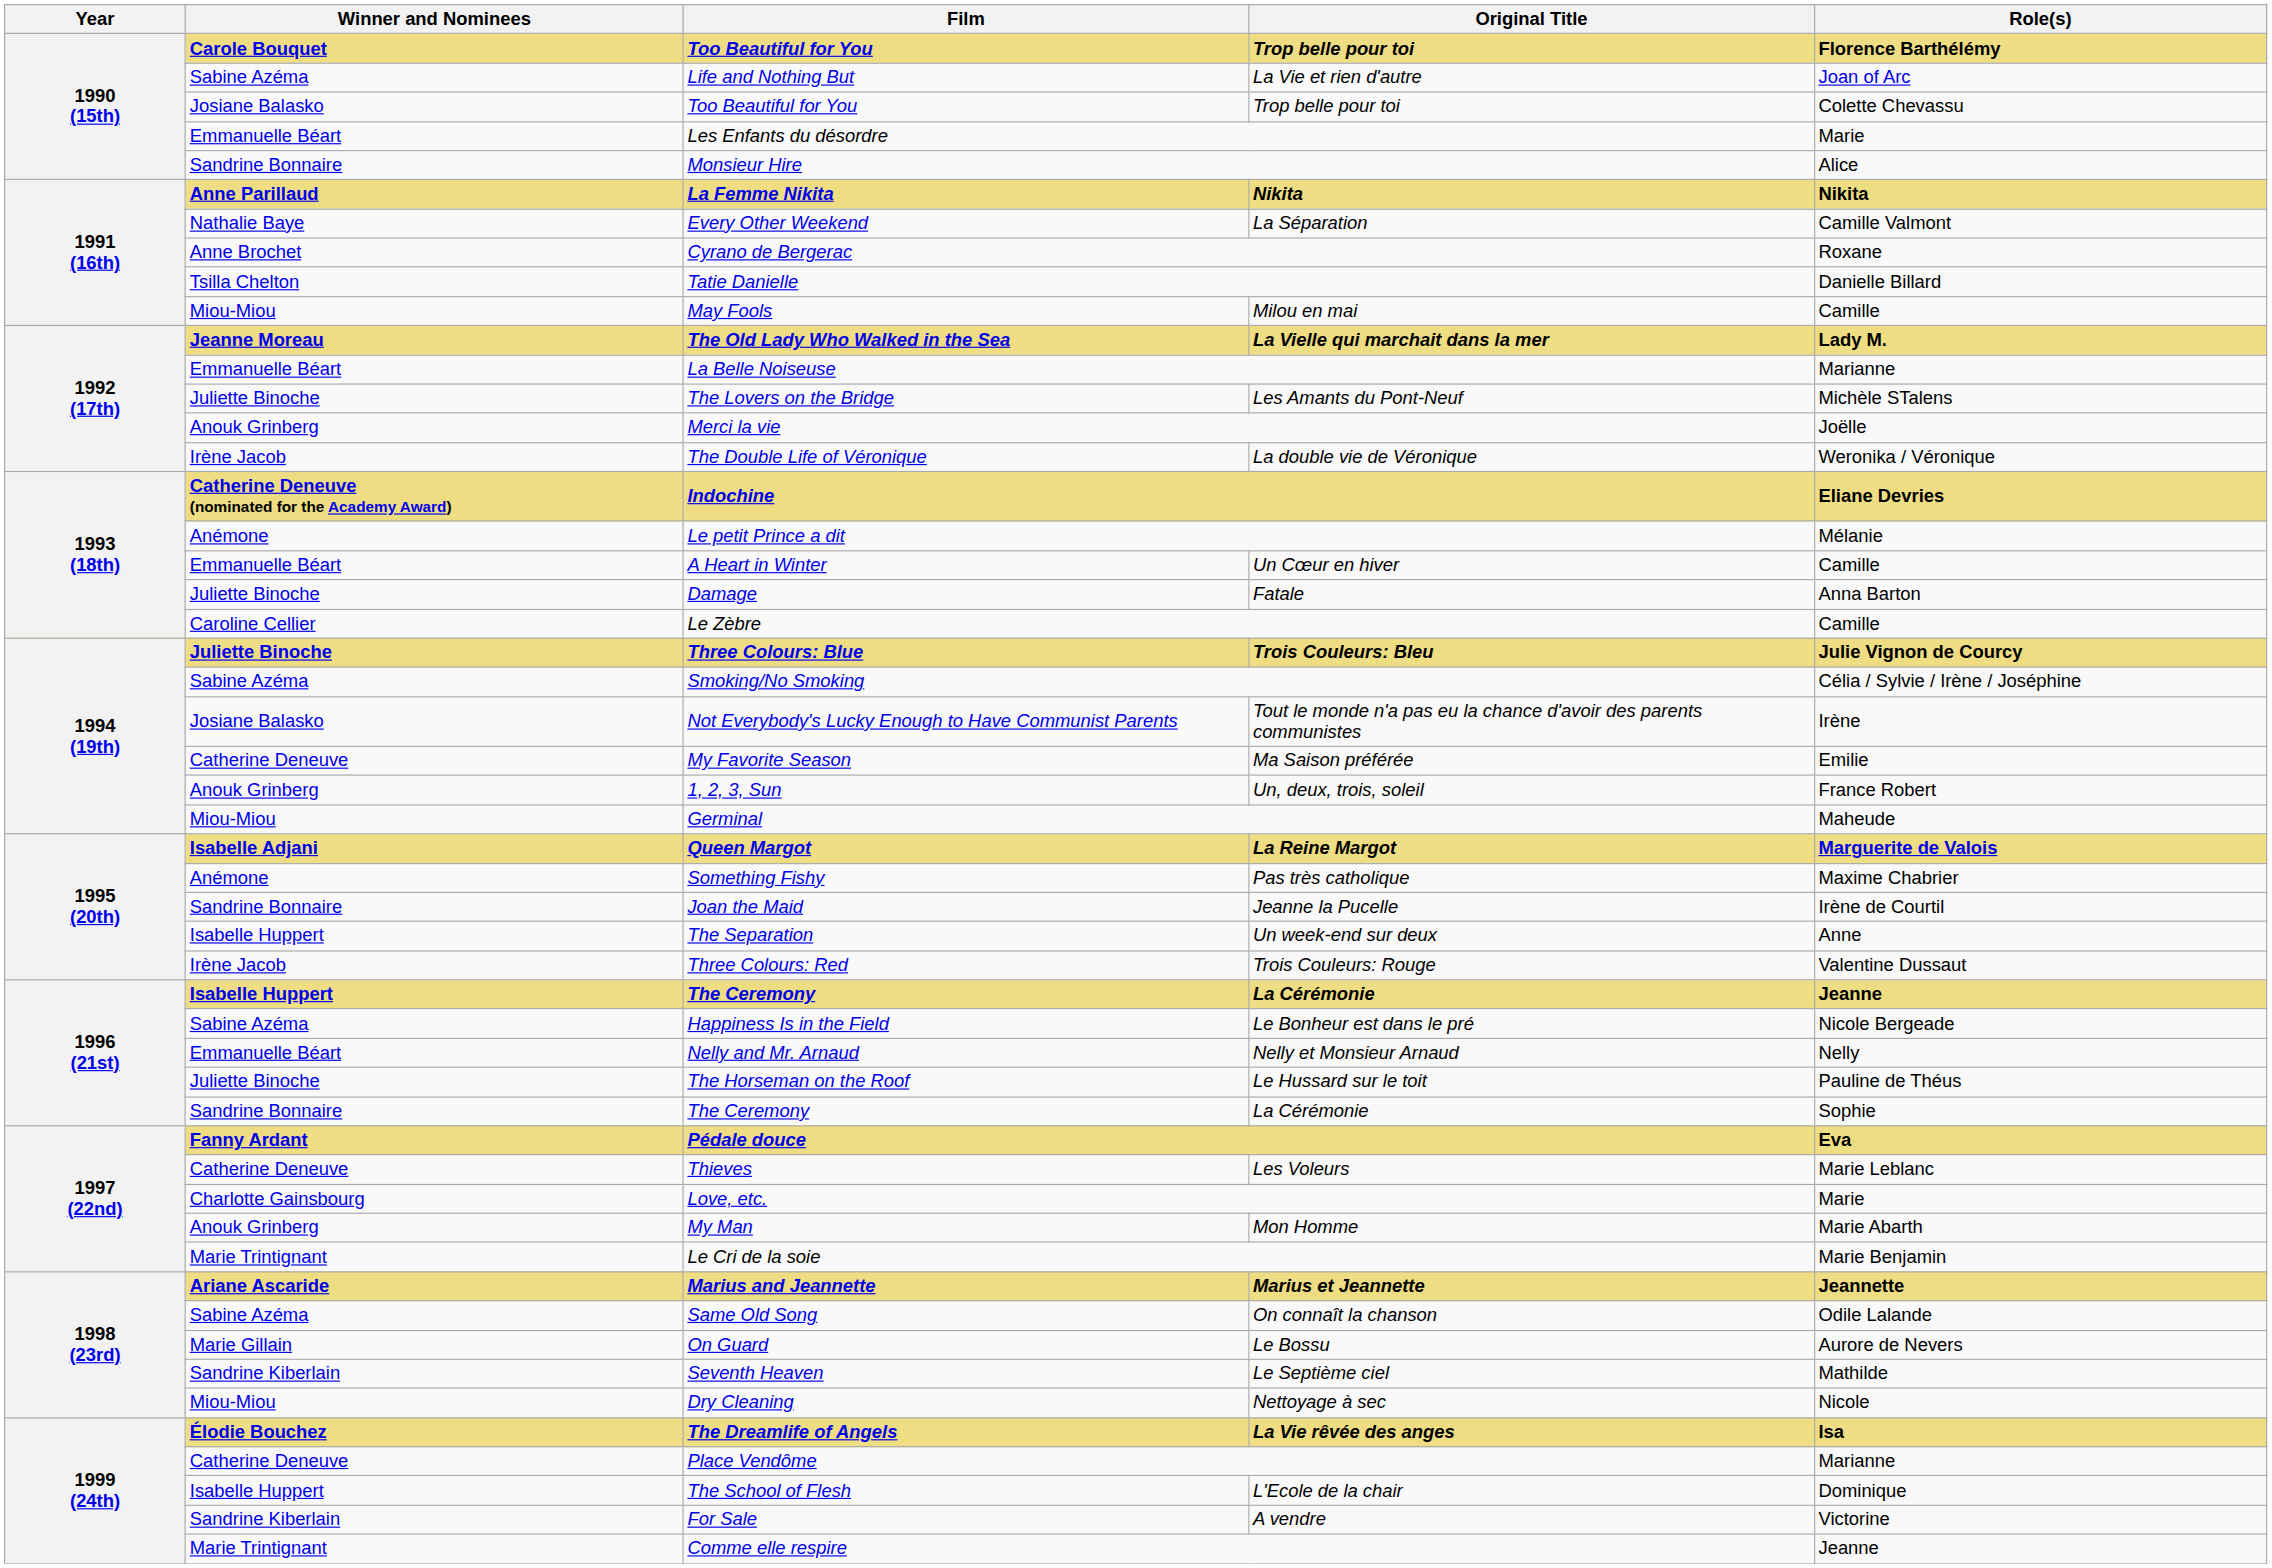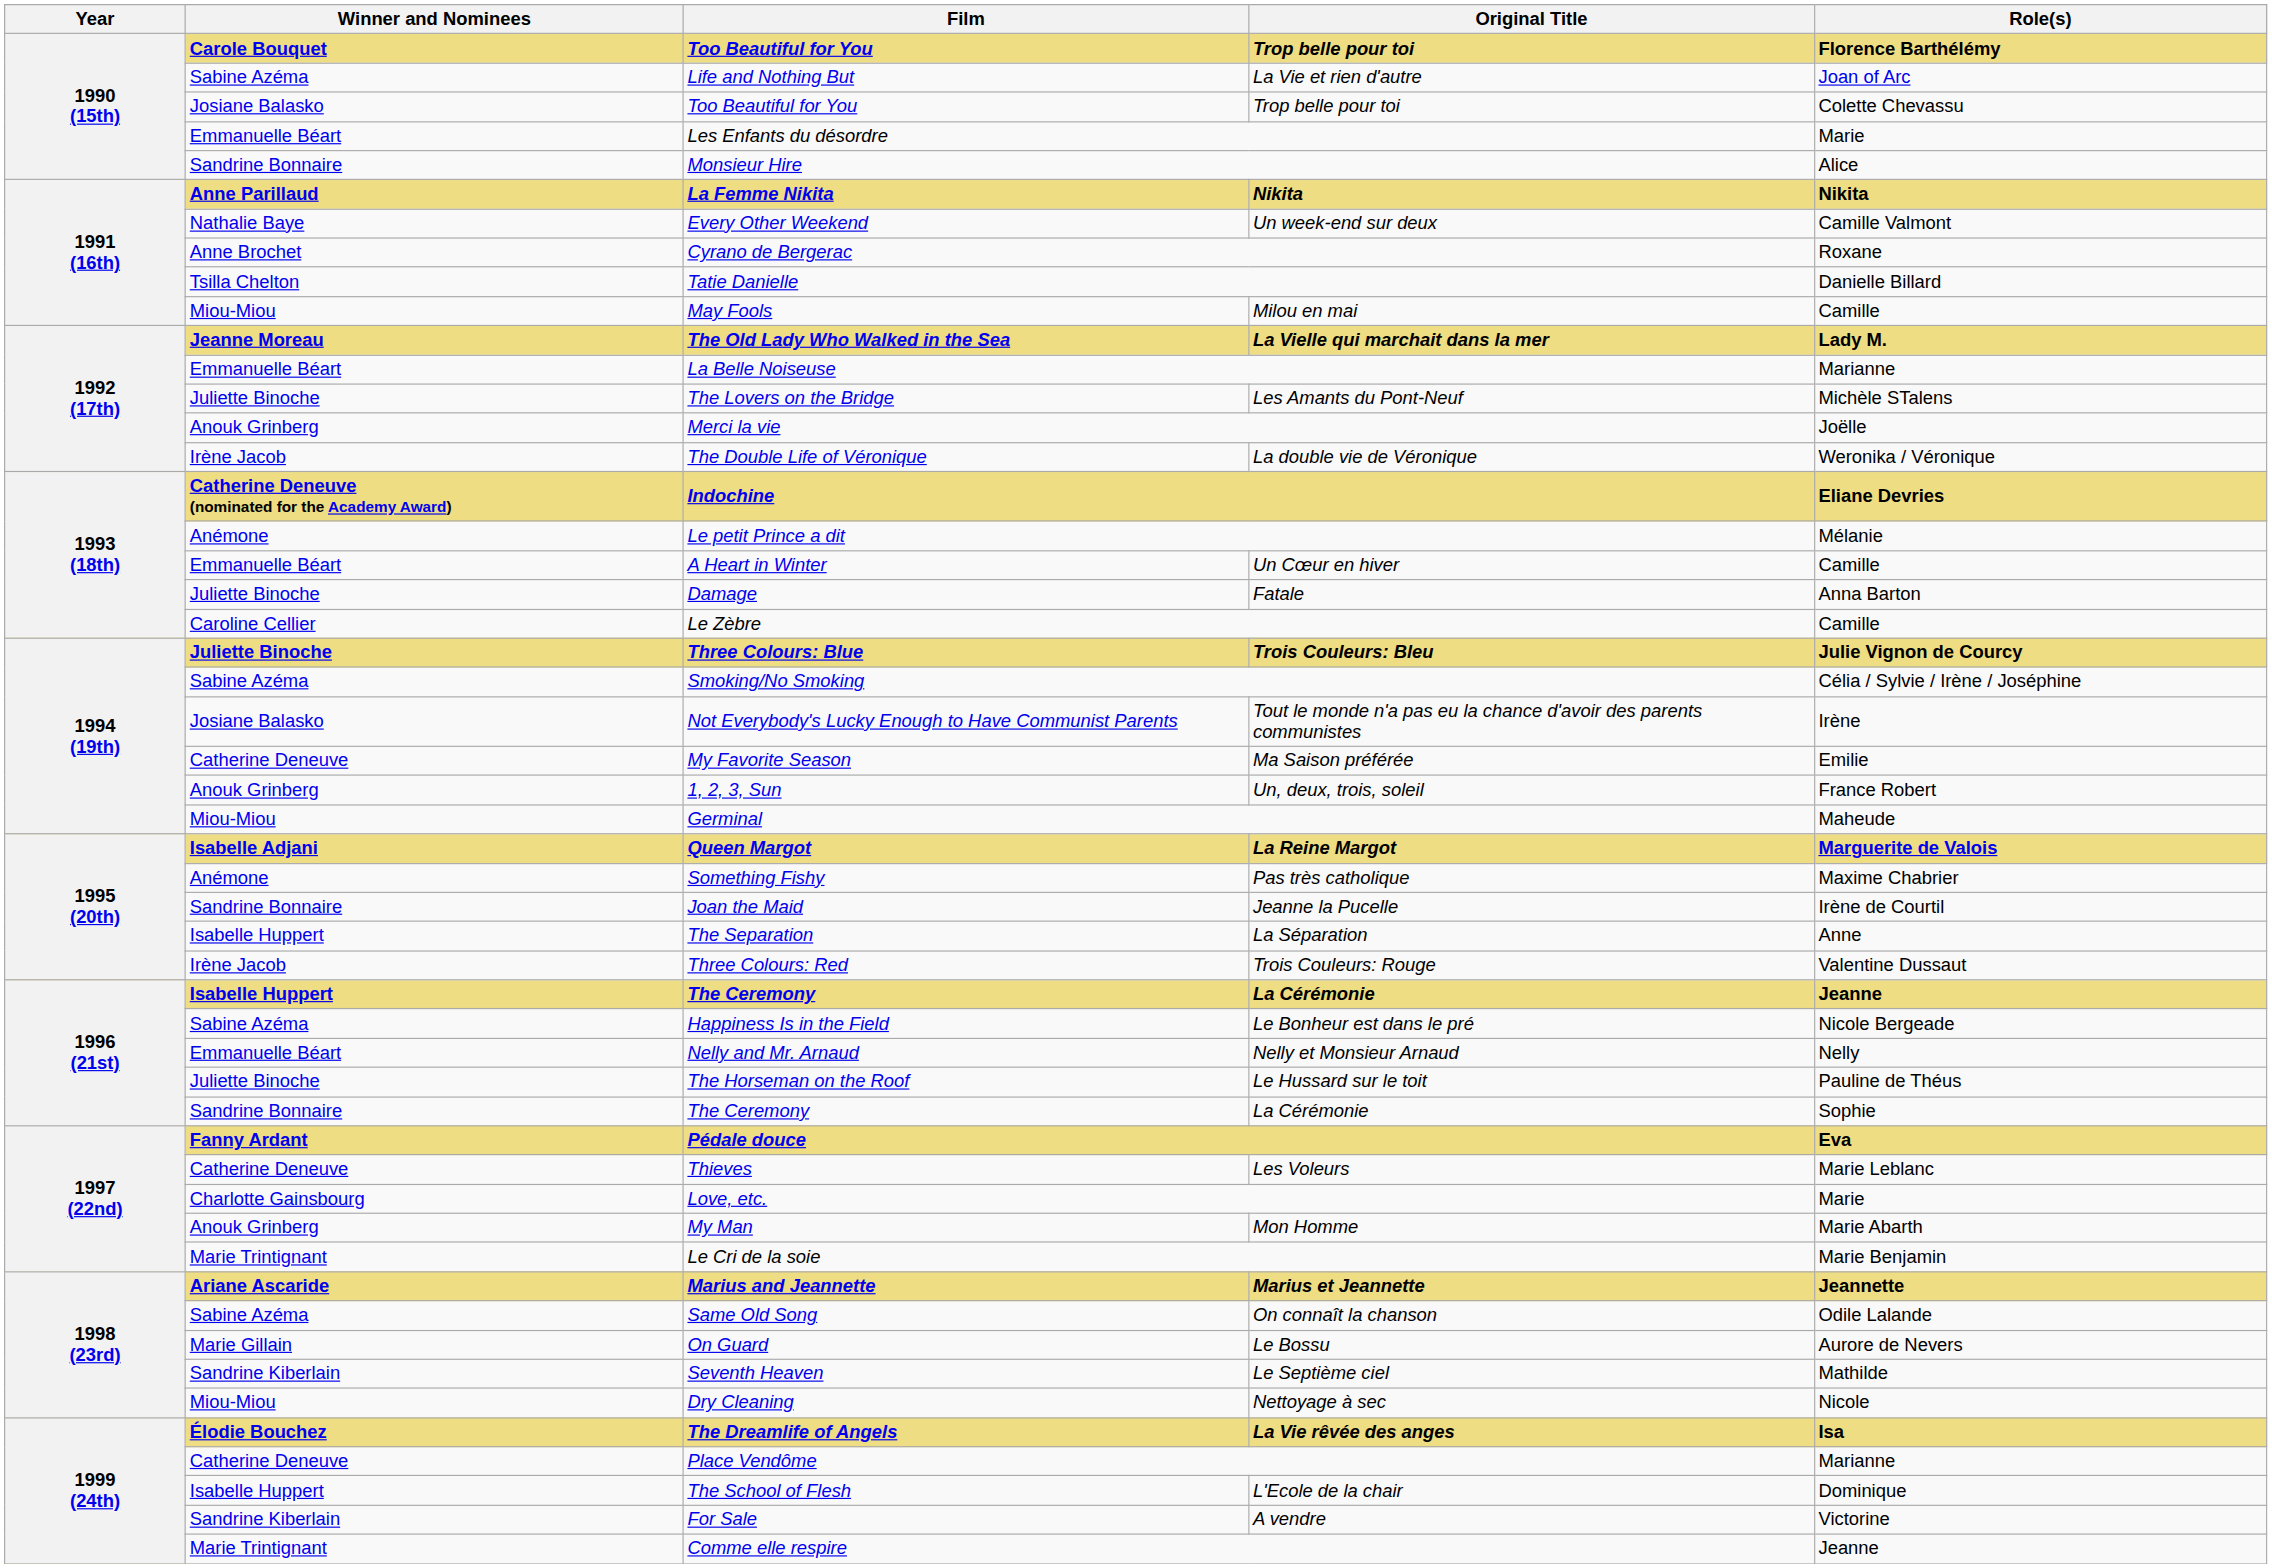(1310, 223) La Séparation -> (1345, 223) Un week-end sur deux
(1345, 935) Un week-end sur deux -> (1310, 935) La Séparation
